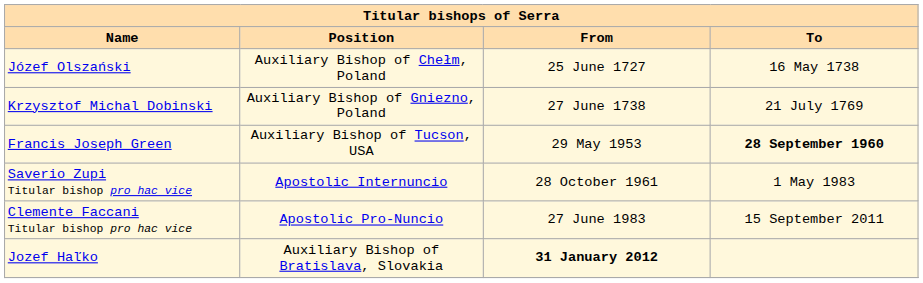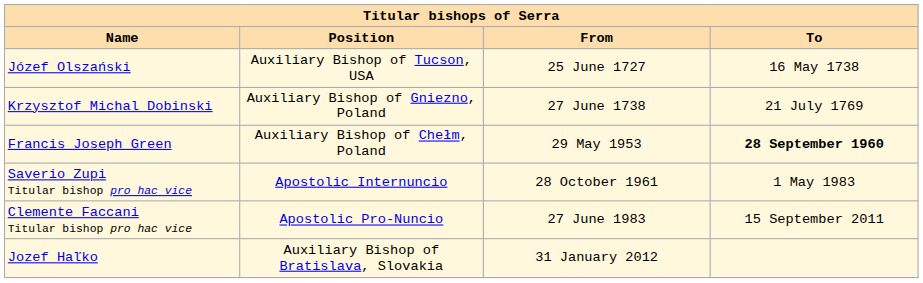(361, 68) Auxiliary Bishop of Chełm, Poland -> (361, 68) Auxiliary Bishop of Tucson, USA
(361, 144) Auxiliary Bishop of Tucson, USA -> (361, 144) Auxiliary Bishop of Chełm, Poland
(597, 258) bold -> (597, 258) normal
